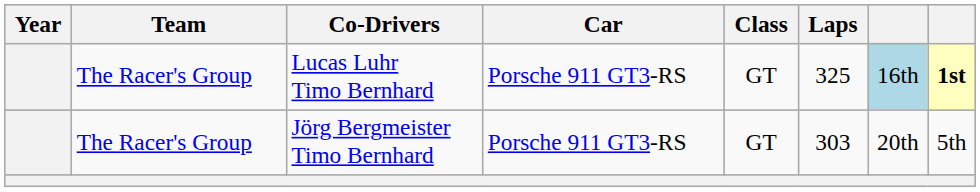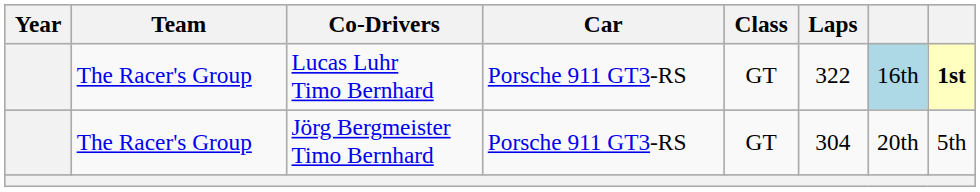(833, 76) 325 -> (833, 76) 322
(833, 142) 303 -> (833, 142) 304
